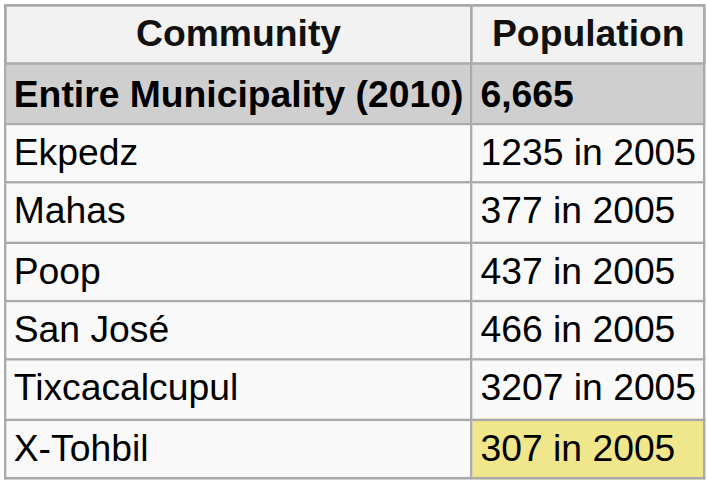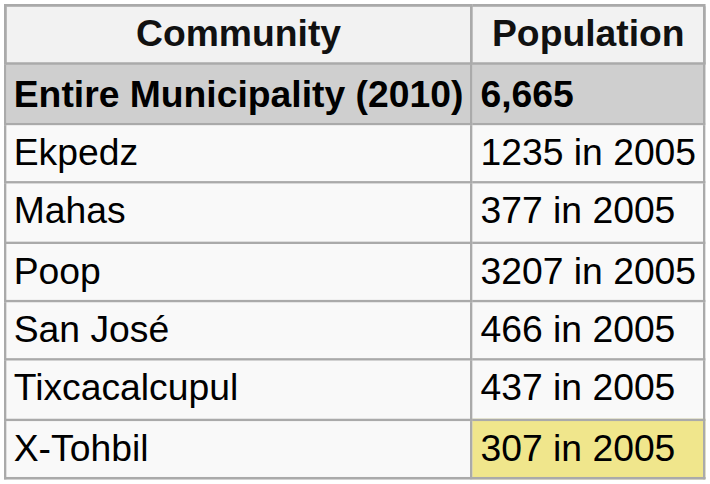(578, 270) 437 in 2005 -> (588, 270) 3207 in 2005
(588, 388) 3207 in 2005 -> (578, 388) 437 in 2005
